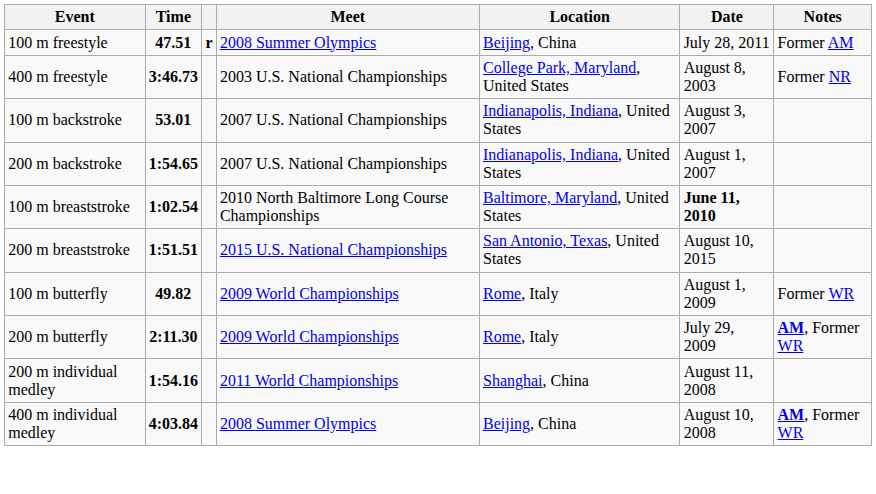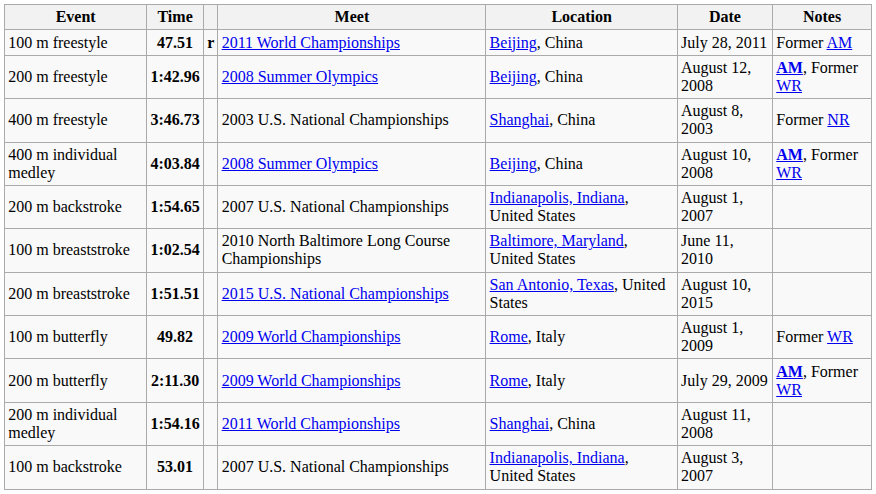(298, 42) 2008 Summer Olympics -> (311, 42) 2011 World Championships
+ row: (58, 76)
(562, 76) College Park, Maryland, United States -> (542, 120) Shanghai, China
rows swapped: (65, 120) <-> (63, 423)
(712, 207) bold -> (707, 250) normal
